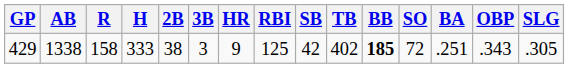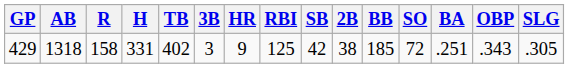columns swapped: (173, 19) <-> (344, 19)
(63, 48) 1338 -> (63, 48) 1318
(140, 48) 333 -> (140, 48) 331
(380, 48) bold -> (380, 48) normal
